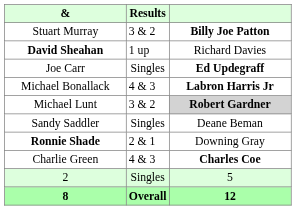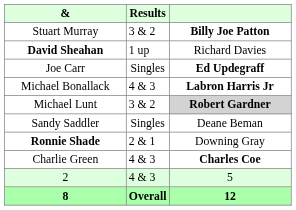(148, 177) Singles -> (142, 177) 4 & 3
